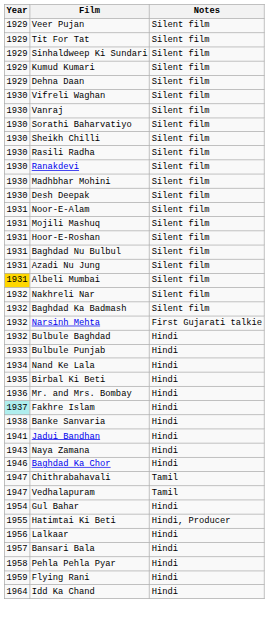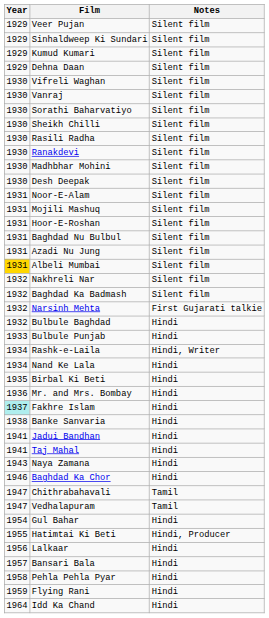- row: (61, 40)
+ row: (66, 352)
+ row: (55, 451)
